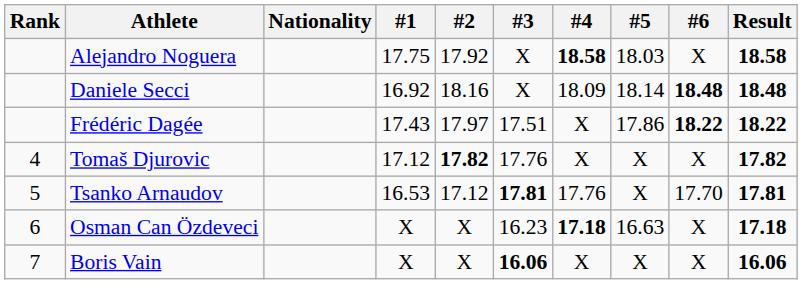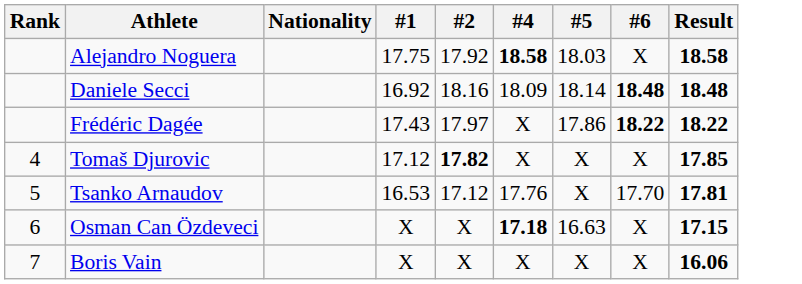- column: (523, 21)
(762, 158) 17.82 -> (704, 158) 17.85
(762, 227) 17.18 -> (704, 227) 17.15
